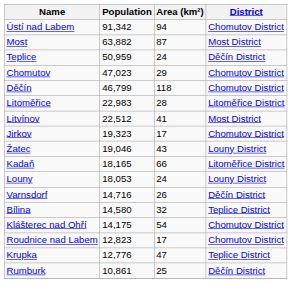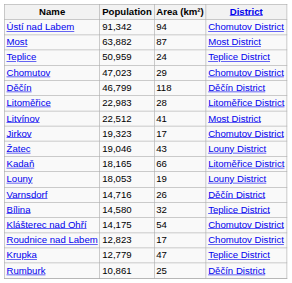(237, 57) Děčín District -> (239, 57) Teplice District
(246, 88) Chomutov District -> (237, 88) Děčín District
(162, 179) 24 -> (162, 179) 19
(117, 255) 12,776 -> (117, 255) 12,779
